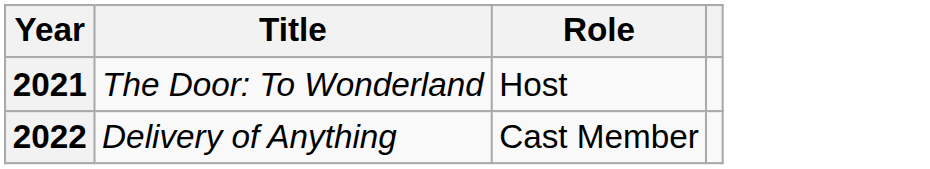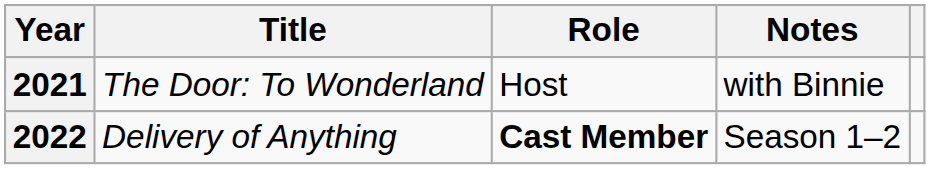+ column: (812, 30)
(599, 136) normal -> (604, 136) bold
